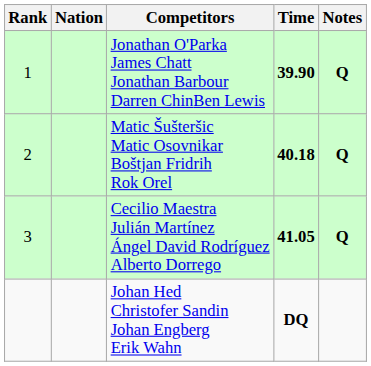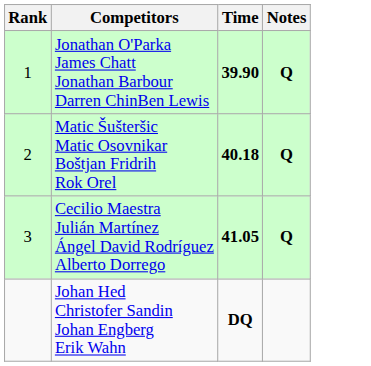- column: (79, 17)
